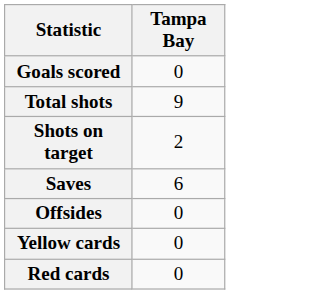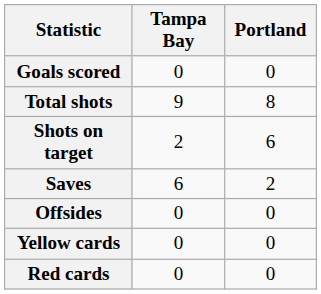+ column: (270, 30)
